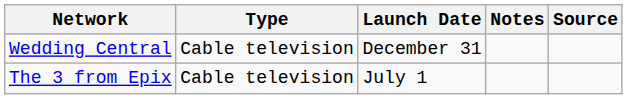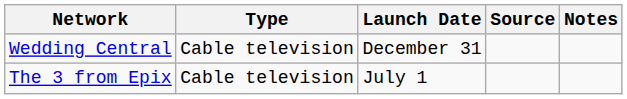columns swapped: (517, 19) <-> (586, 19)
